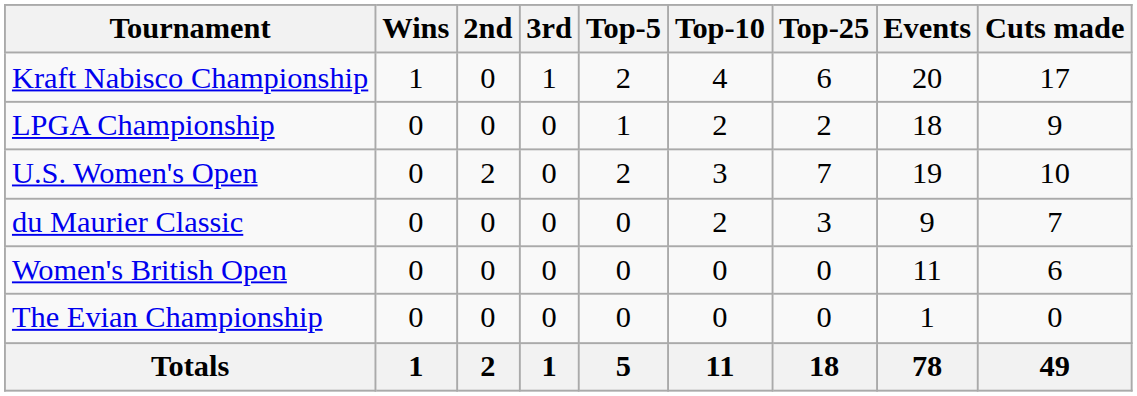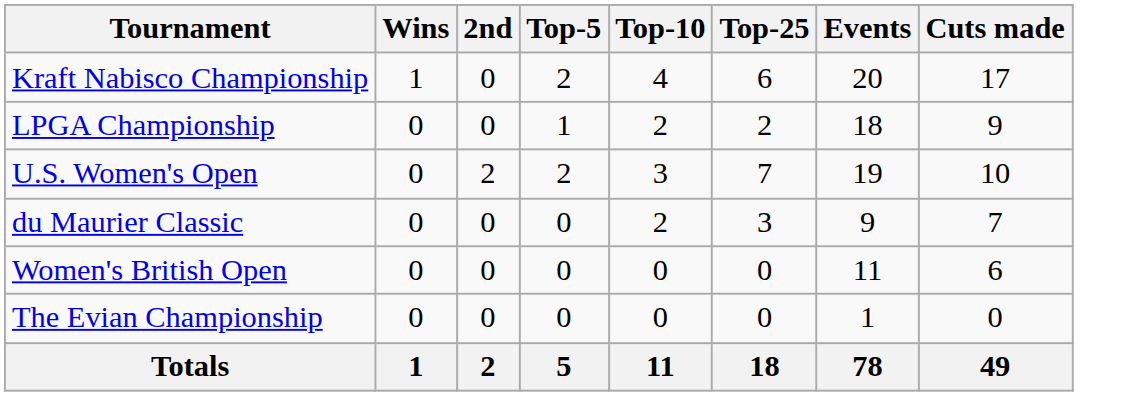- column: (549, 28)
